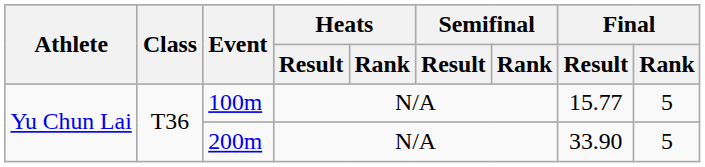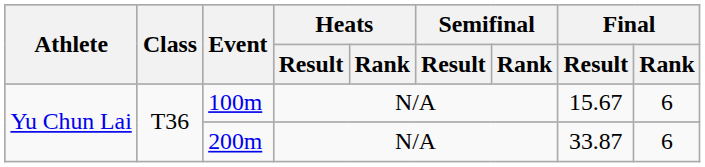(596, 102) 15.77 -> (596, 102) 15.67
(667, 102) 5 -> (667, 102) 6
(596, 142) 33.90 -> (596, 142) 33.87
(667, 142) 5 -> (667, 142) 6
